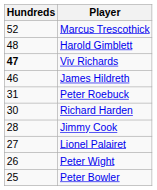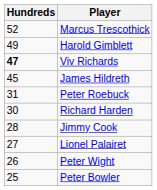(13, 45) 48 -> (13, 45) 49
(13, 78) 46 -> (13, 78) 45
